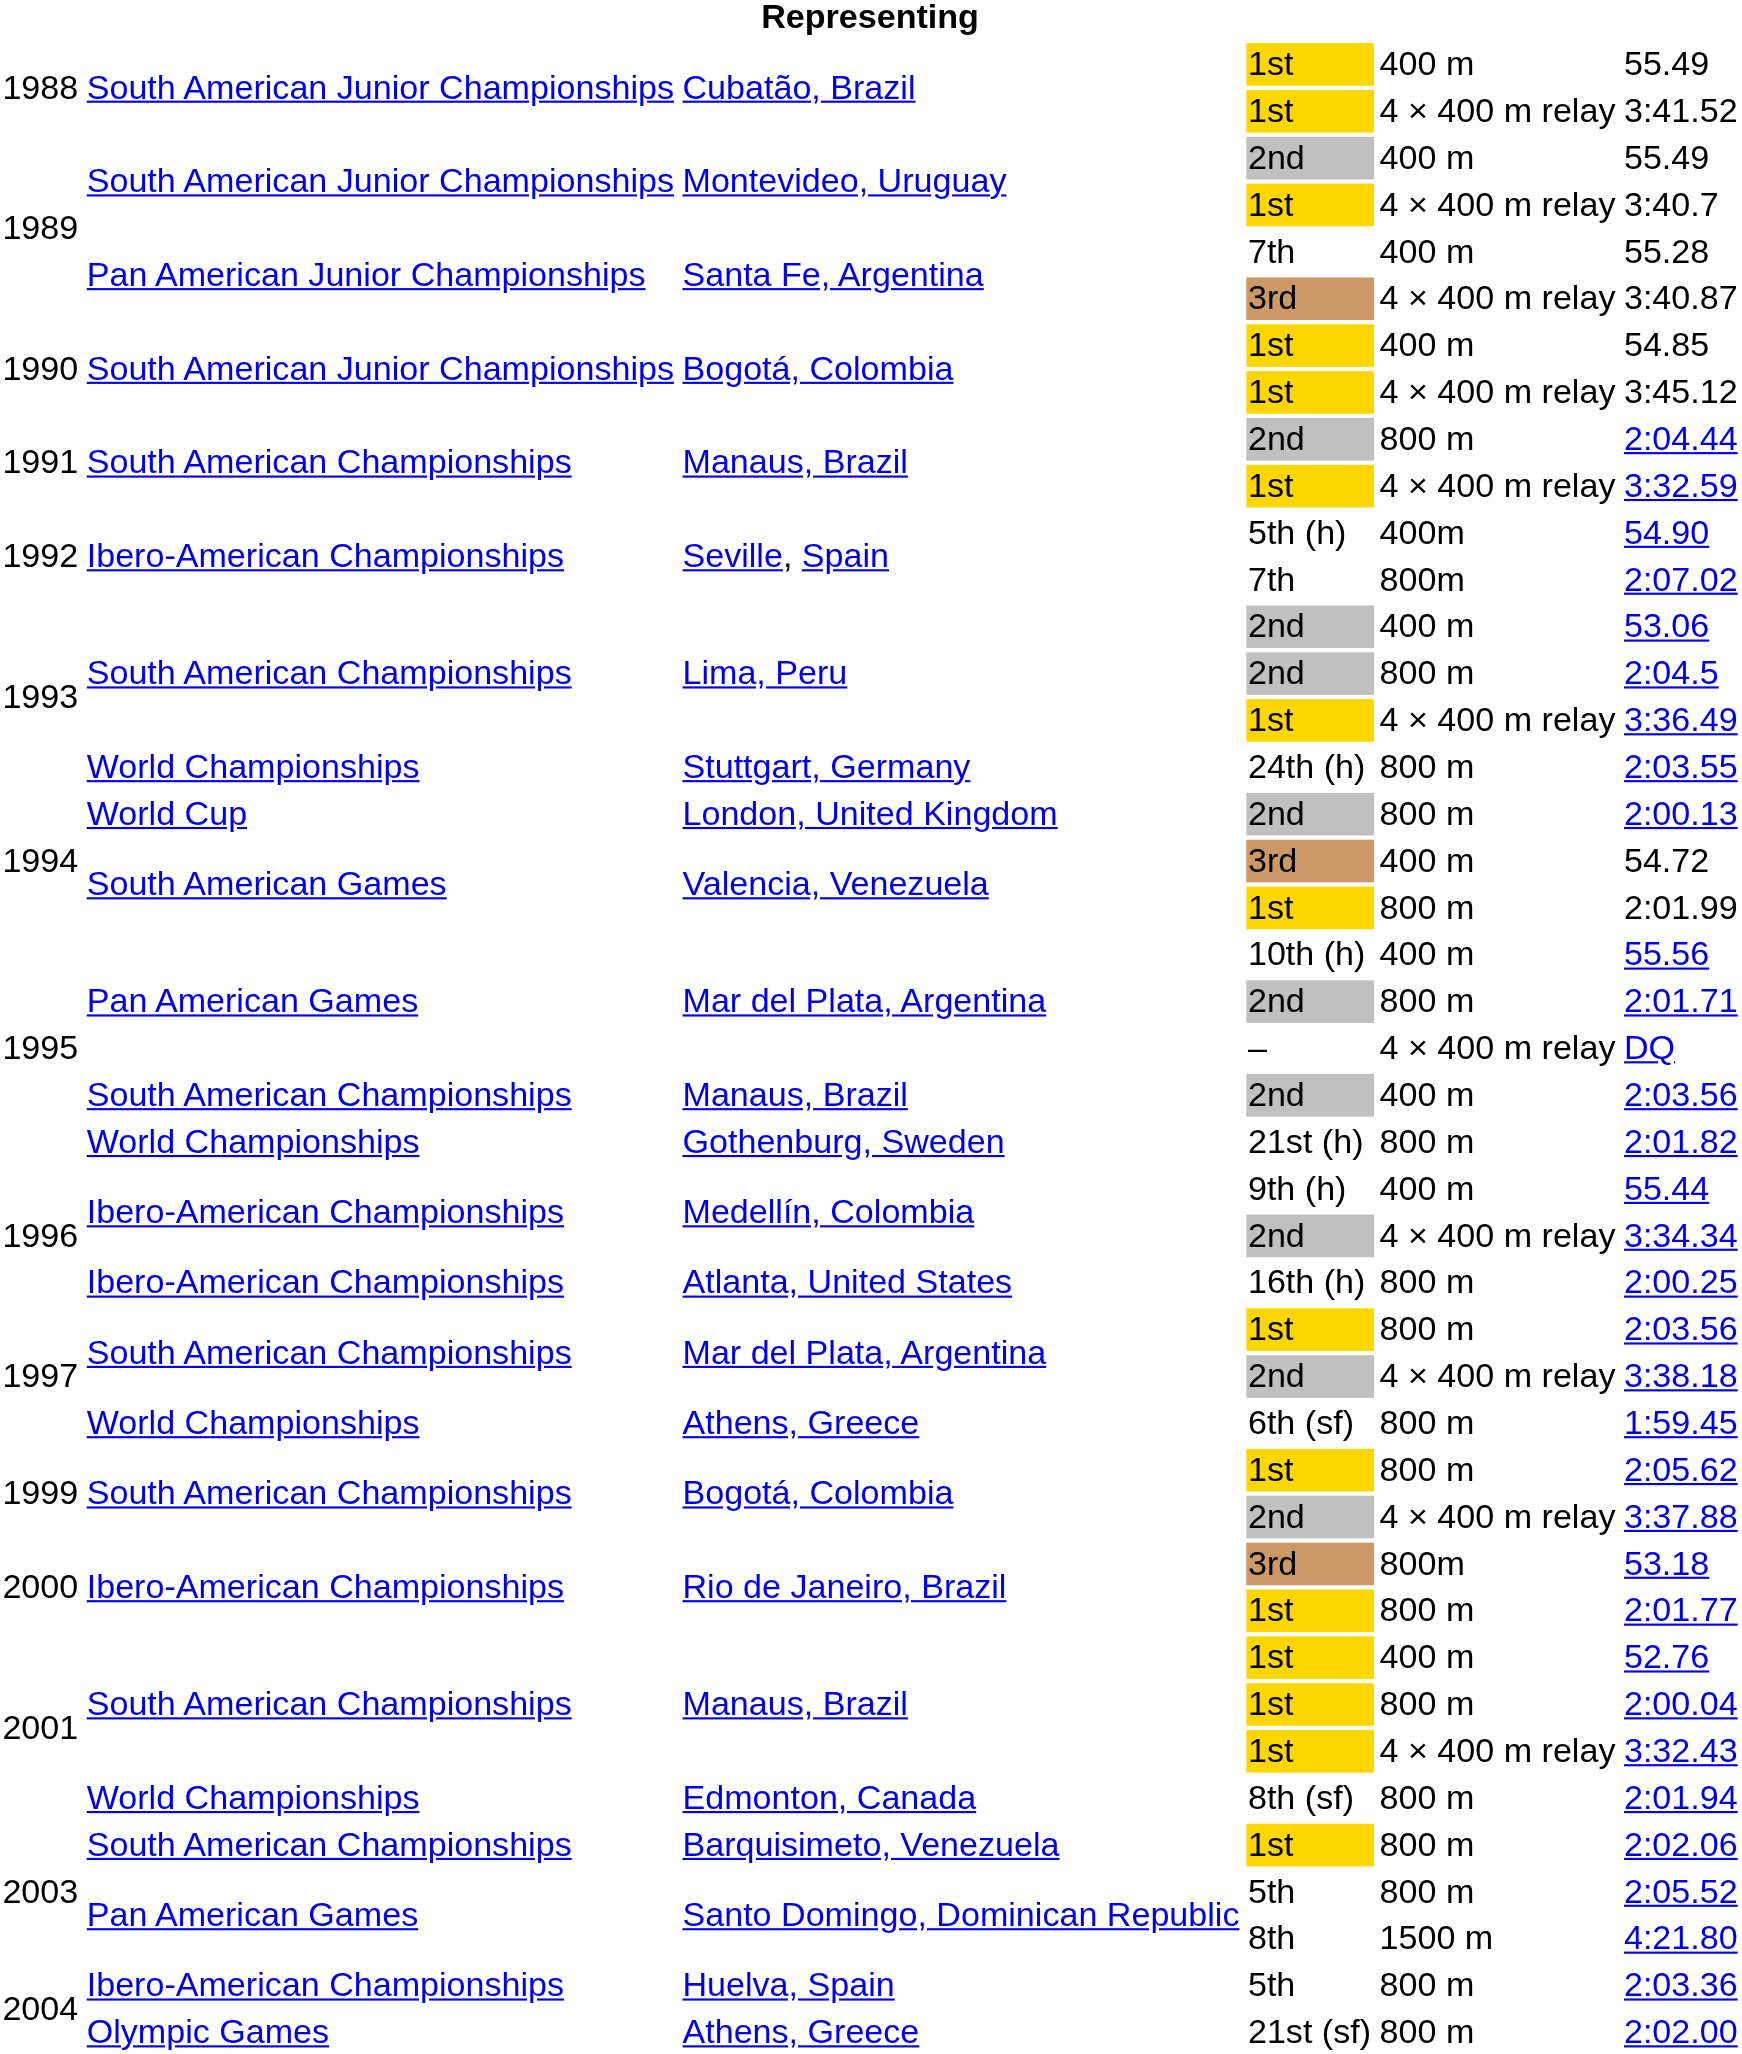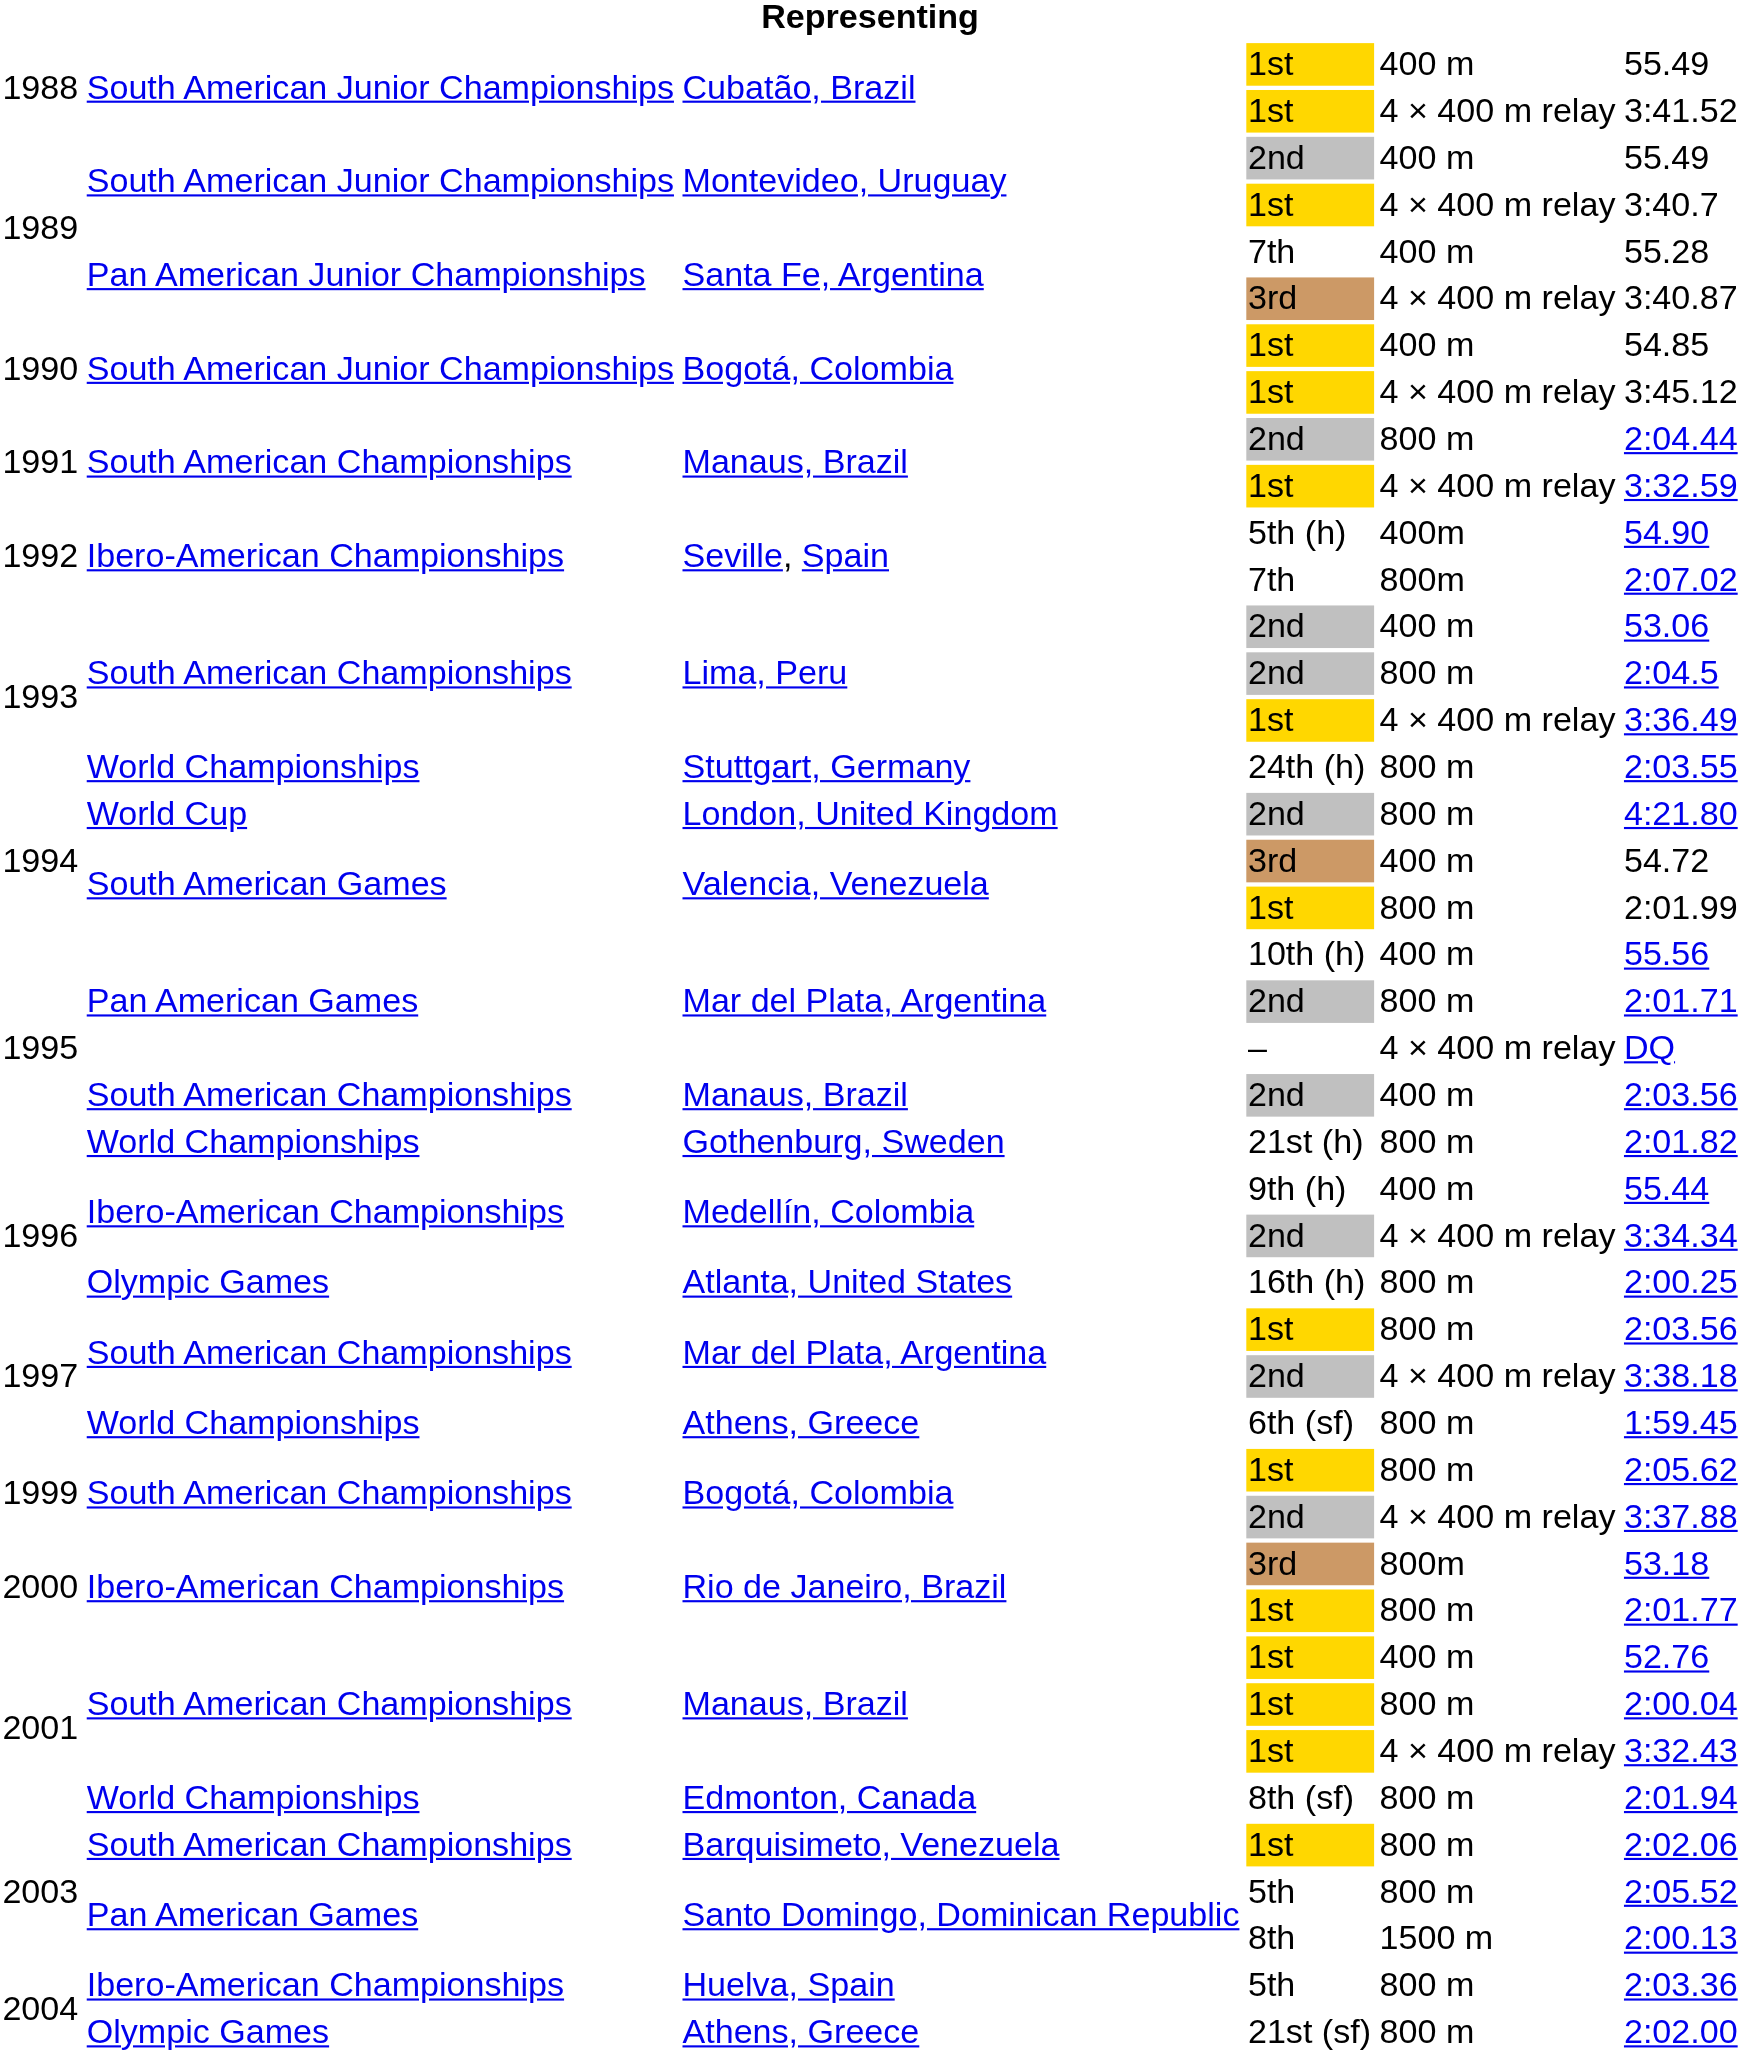(1681, 813) 2:00.13 -> (1681, 813) 4:21.80
(325, 1282) Ibero-American Championships -> (208, 1282) Olympic Games
(1681, 1938) 4:21.80 -> (1681, 1938) 2:00.13
